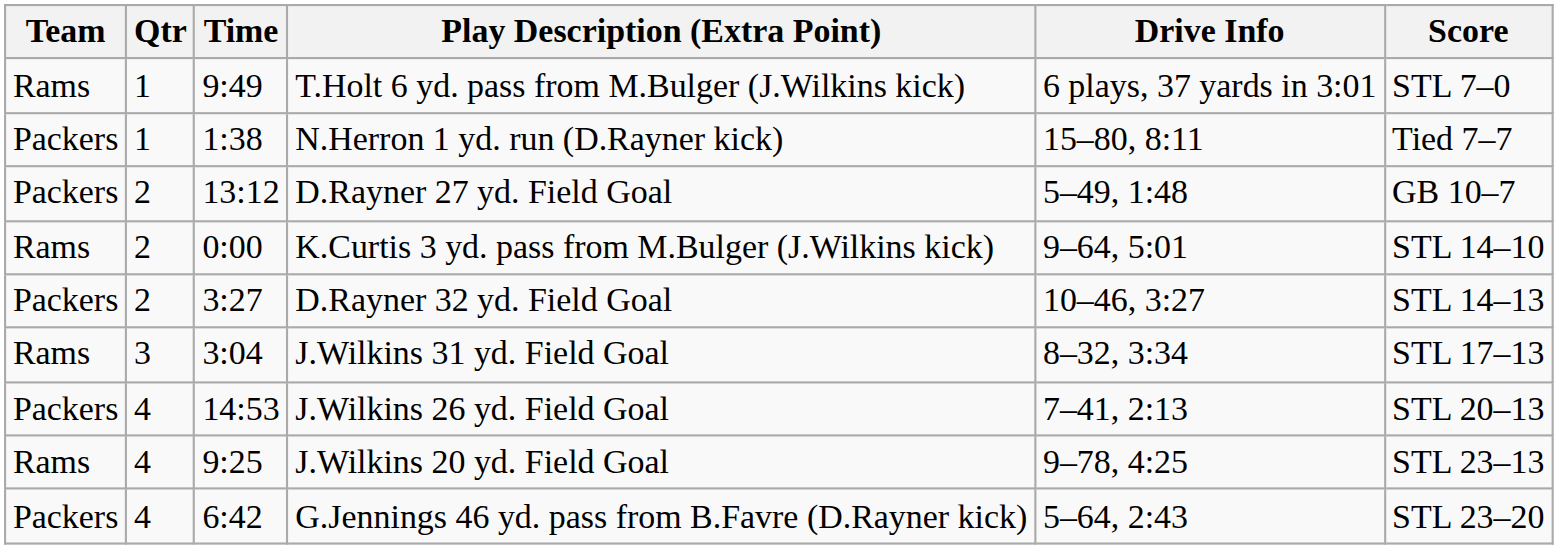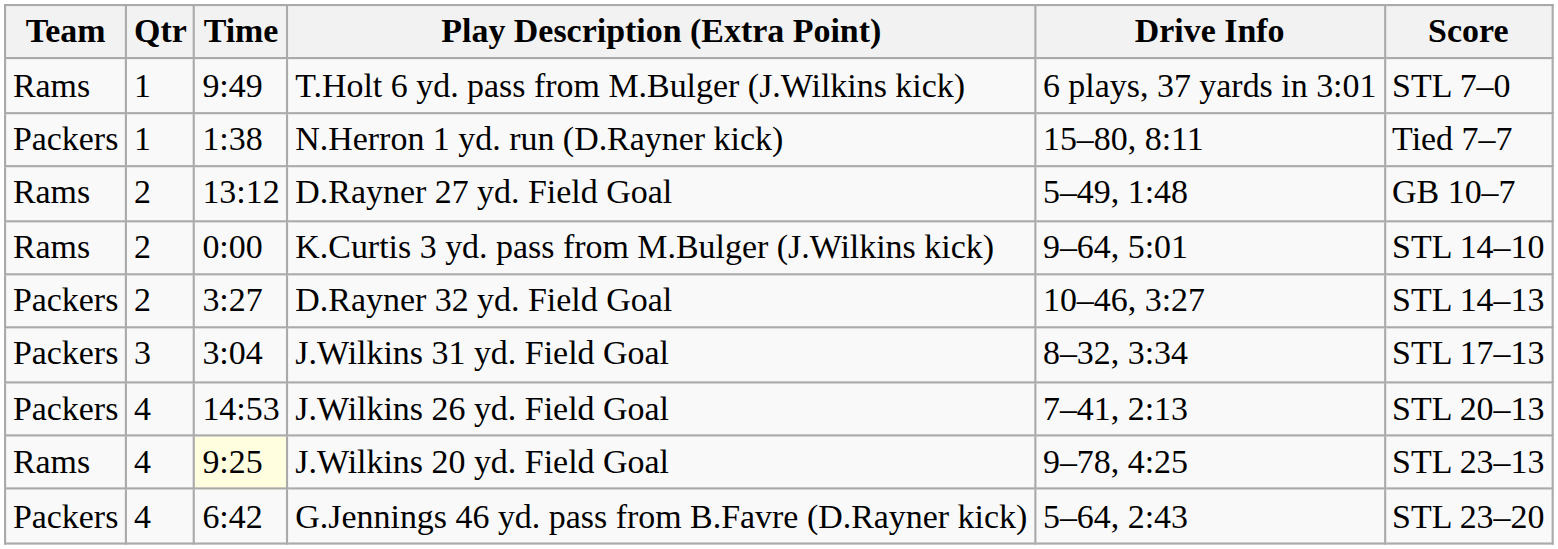(66, 192) Packers -> (52, 192) Rams
(52, 354) Rams -> (66, 354) Packers
(233, 461) no background -> (233, 461) lightyellow background
